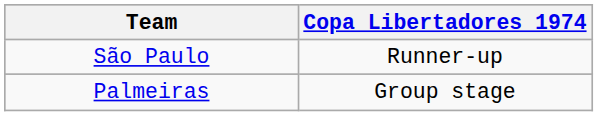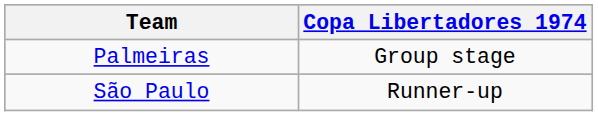rows swapped: (152, 92) <-> (152, 57)
